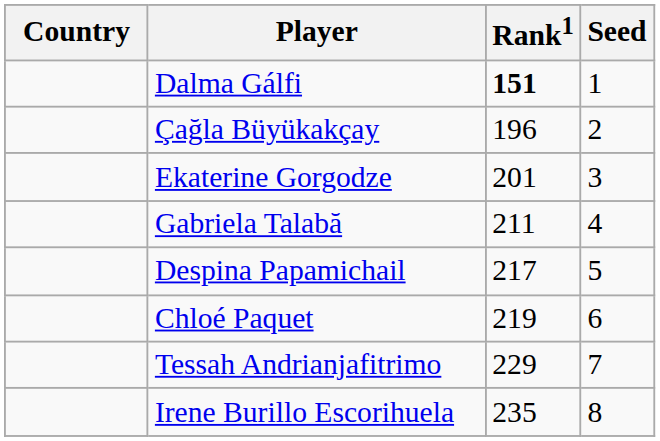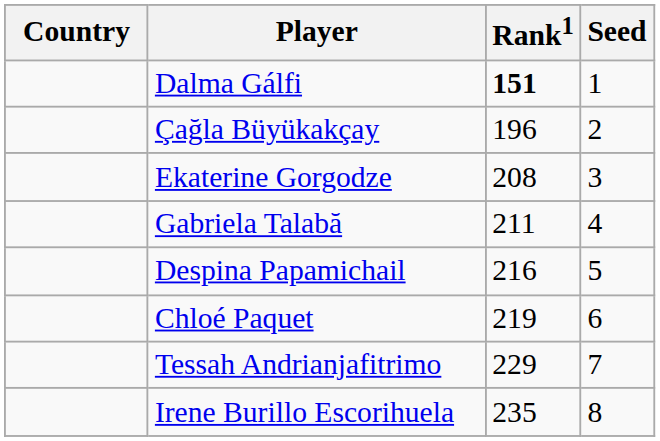(514, 176) 201 -> (514, 176) 208
(514, 270) 217 -> (514, 270) 216
